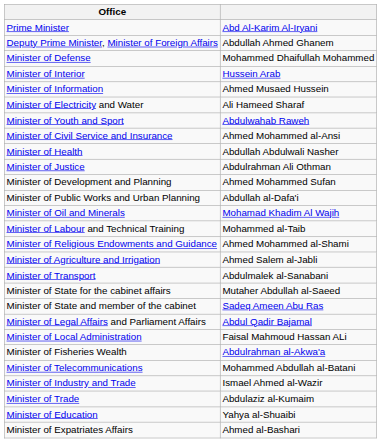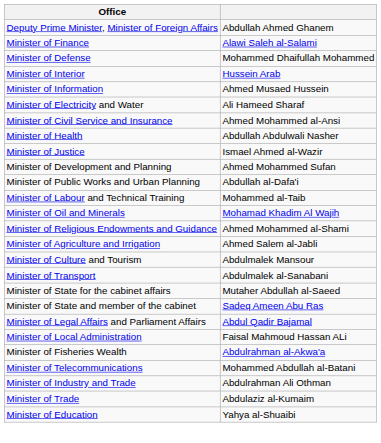- row: (38, 27)
+ row: (48, 43)
- row: (65, 120)
(277, 167) Abdulrahman Ali Othman -> (272, 151) Ismael Ahmed al-Wazir
rows swapped: (95, 228) <-> (66, 213)
+ row: (74, 259)
(272, 383) Ismael Ahmed al-Wazir -> (277, 383) Abdulrahman Ali Othman
- row: (70, 430)
